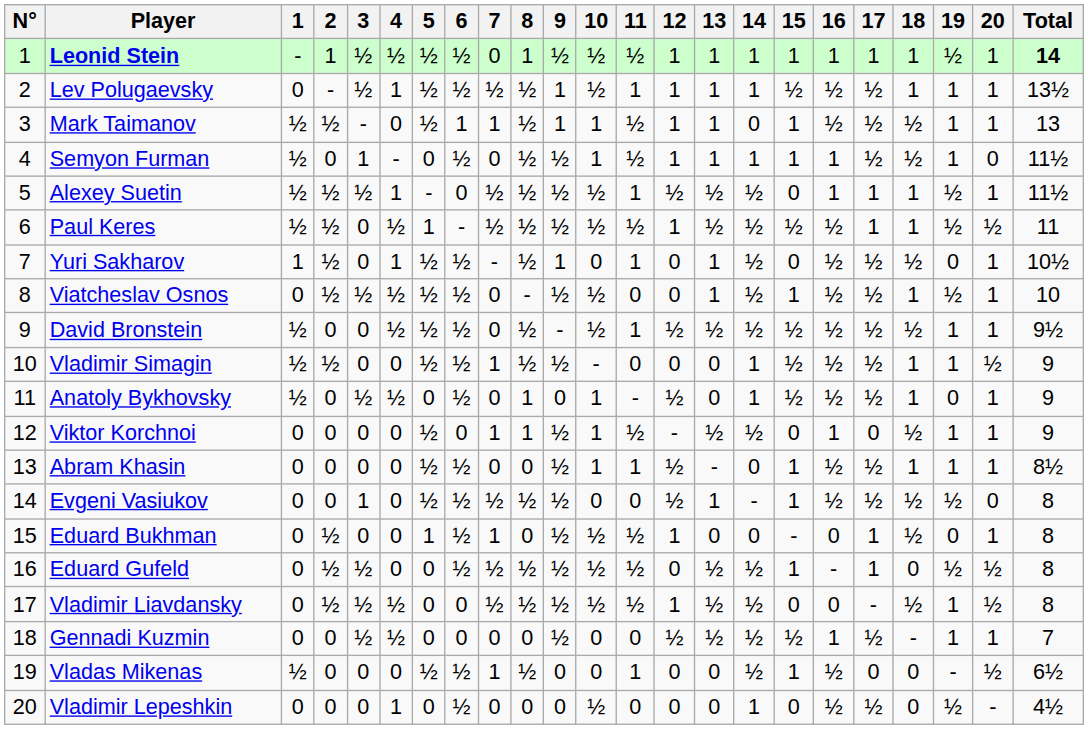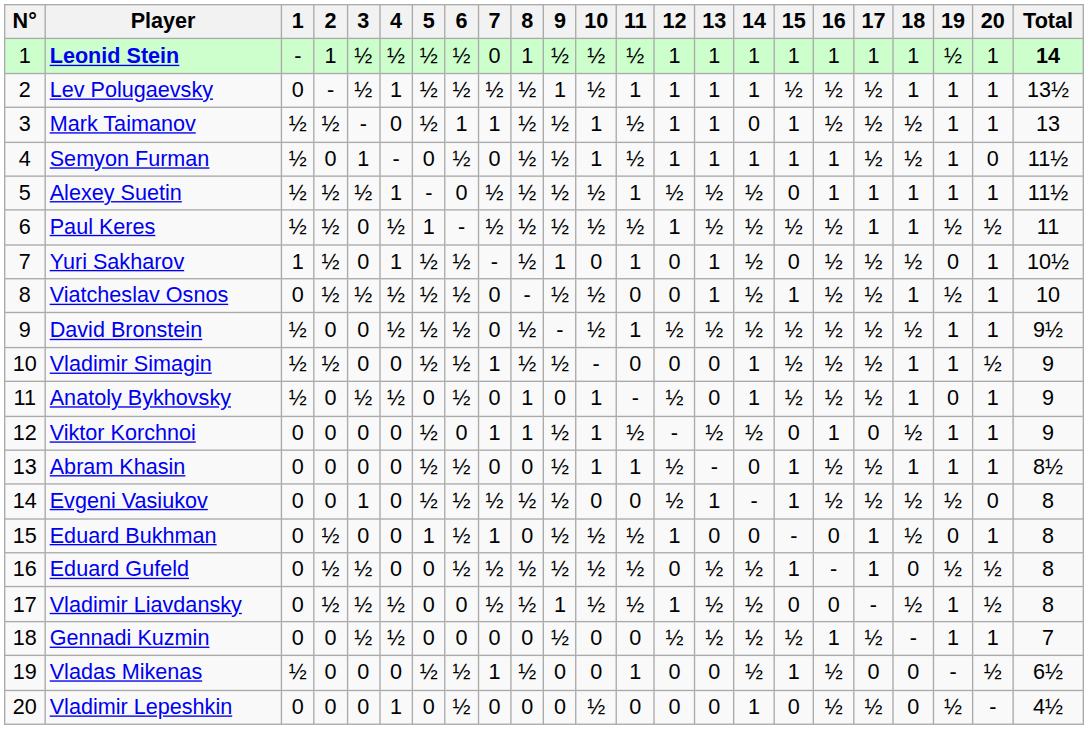(560, 124) 1 -> (560, 124) ½
(953, 192) ½ -> (953, 192) 1
(560, 603) ½ -> (560, 603) 1
